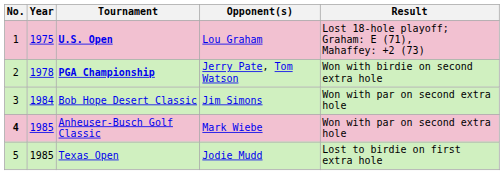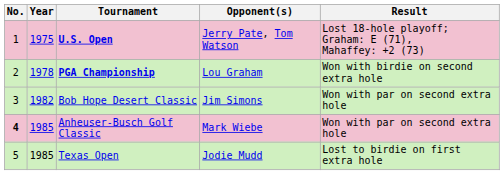(232, 40) Lou Graham -> (248, 40) Jerry Pate, Tom Watson
(248, 73) Jerry Pate, Tom Watson -> (232, 73) Lou Graham
(42, 101) 1984 -> (42, 101) 1982
